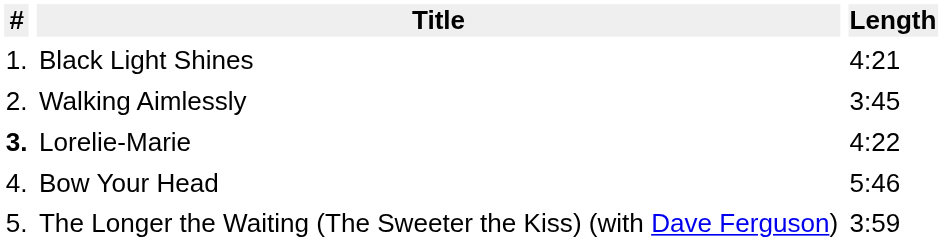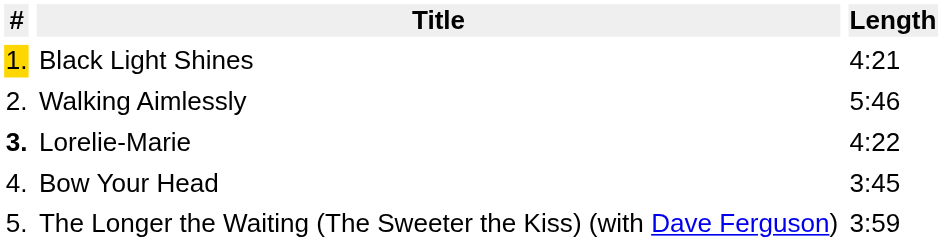(17, 60) no background -> (17, 60) gold background
(875, 101) 3:45 -> (875, 101) 5:46
(875, 183) 5:46 -> (875, 183) 3:45
